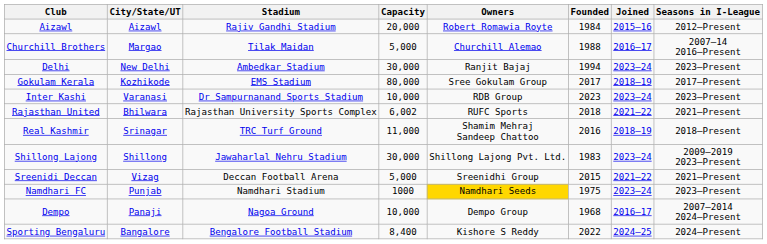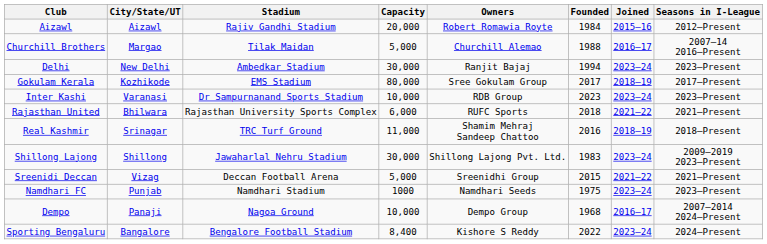(403, 111) 6,002 -> (403, 111) 6,000
(498, 192) gold background -> (498, 192) no background
(632, 232) 2024–25 -> (632, 232) 2023–24
